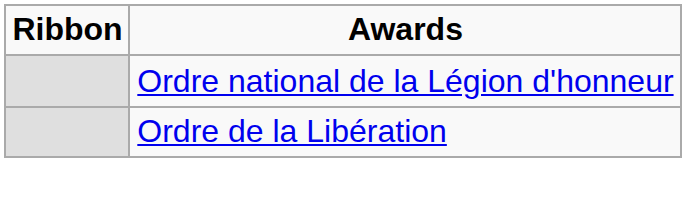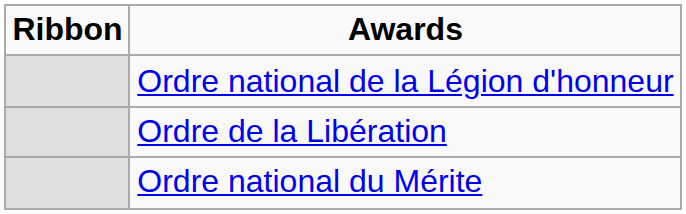+ row: (310, 182)
